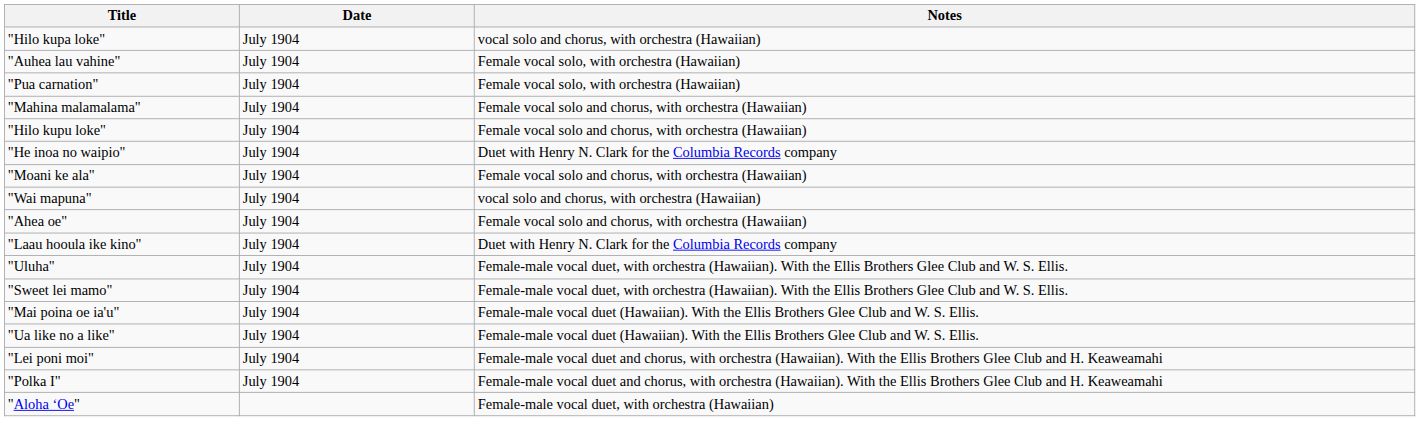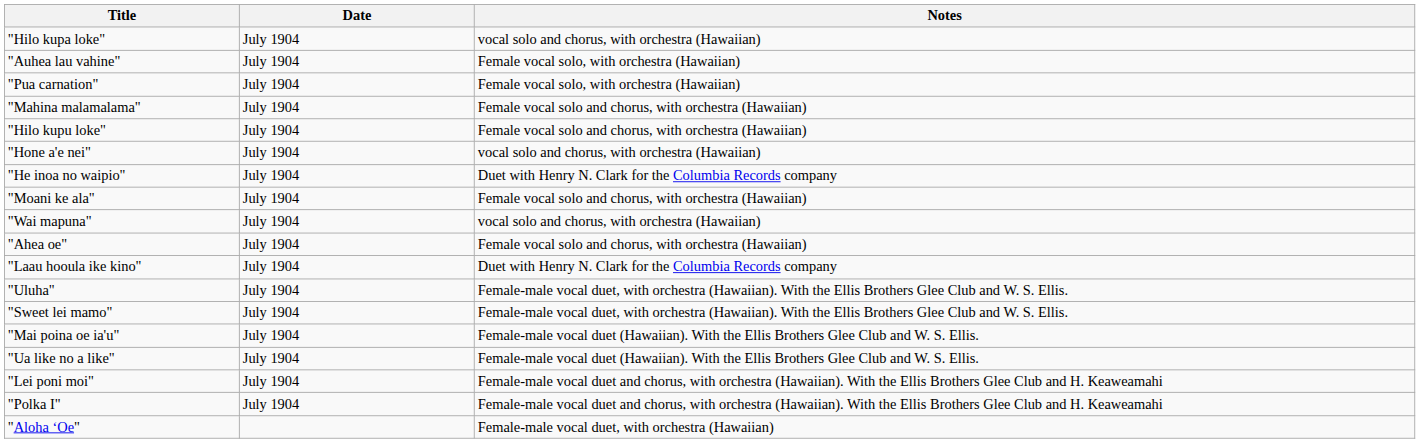+ row: (49, 152)
